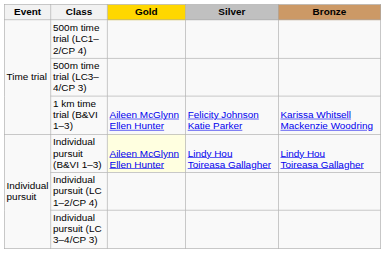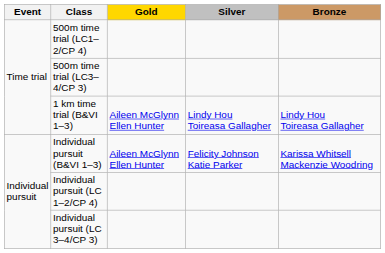(223, 120) Felicity Johnson Katie Parker -> (229, 120) Lindy Hou Toireasa Gallagher
(327, 120) Karissa Whitsell Mackenzie Woodring -> (322, 120) Lindy Hou Toireasa Gallagher
(144, 158) lightyellow background -> (144, 158) no background
(229, 158) Lindy Hou Toireasa Gallagher -> (223, 158) Felicity Johnson Katie Parker
(322, 158) Lindy Hou Toireasa Gallagher -> (327, 158) Karissa Whitsell Mackenzie Woodring
